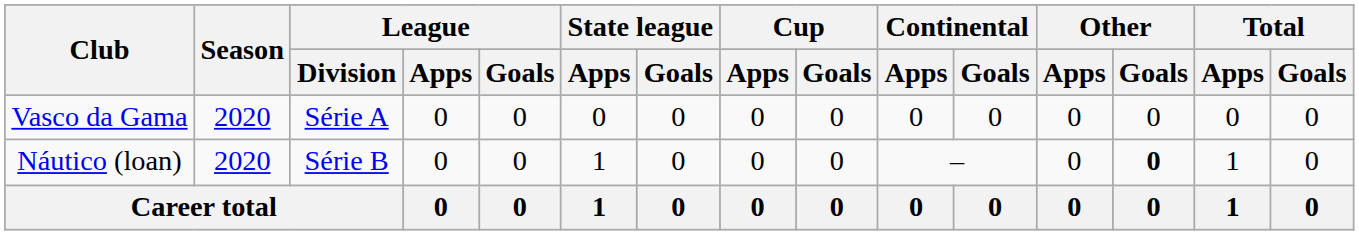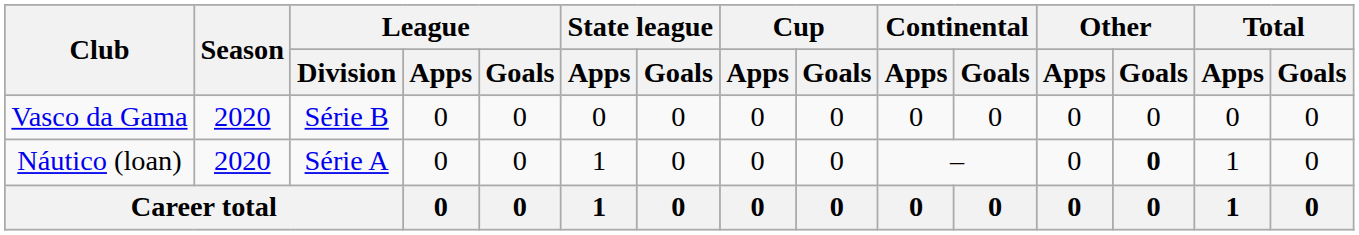(347, 116) Série A -> (347, 116) Série B
(347, 161) Série B -> (347, 161) Série A
